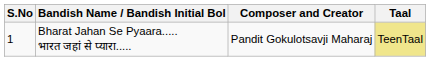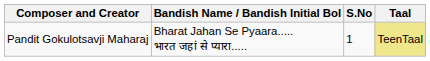columns swapped: (20, 13) <-> (302, 13)
